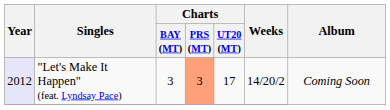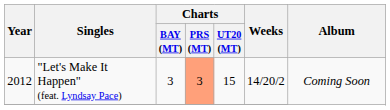(20, 81) lavender background -> (20, 81) no background
(229, 81) 17 -> (229, 81) 15
